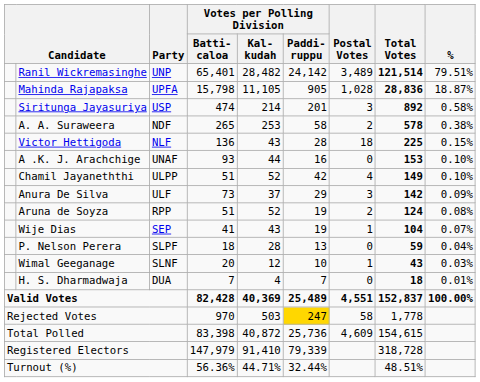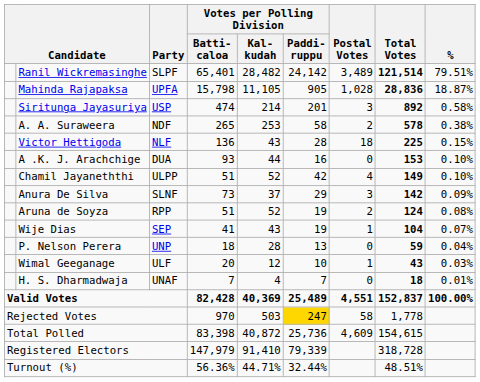(162, 72) UNP -> (165, 72) SLPF
(165, 159) UNAF -> (162, 159) DUA
(162, 194) ULF -> (165, 194) SLNF
(165, 246) SLPF -> (162, 246) UNP
(165, 264) SLNF -> (162, 264) ULF
(162, 281) DUA -> (165, 281) UNAF
